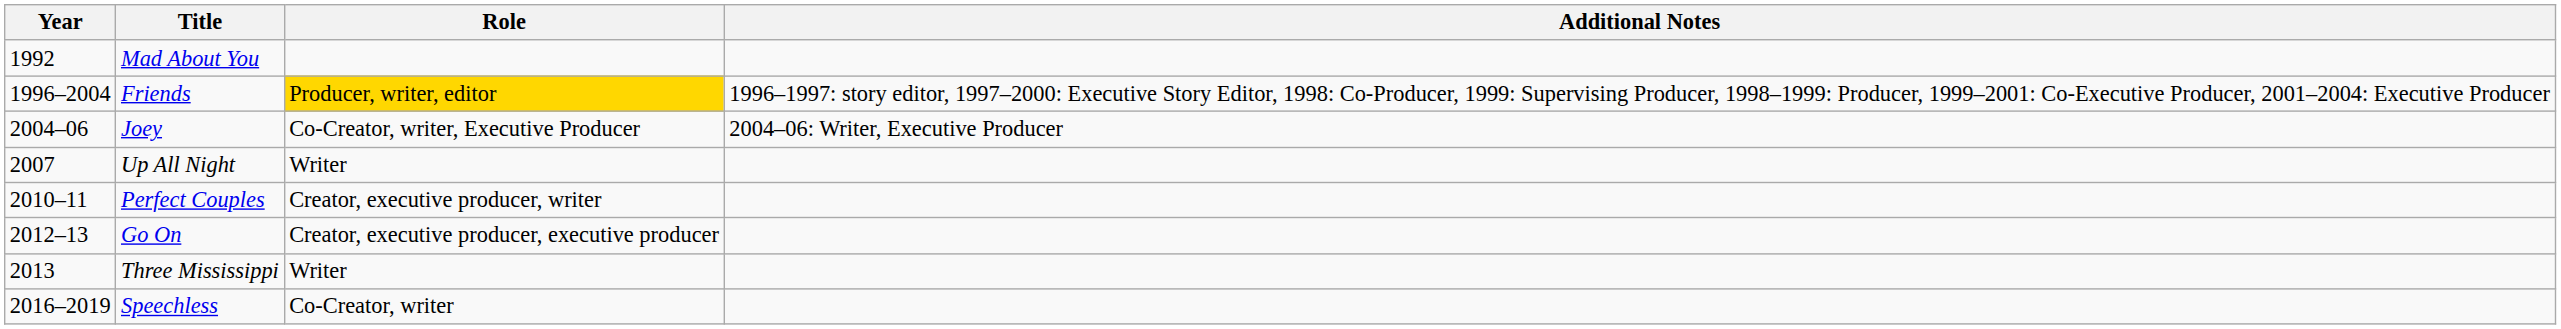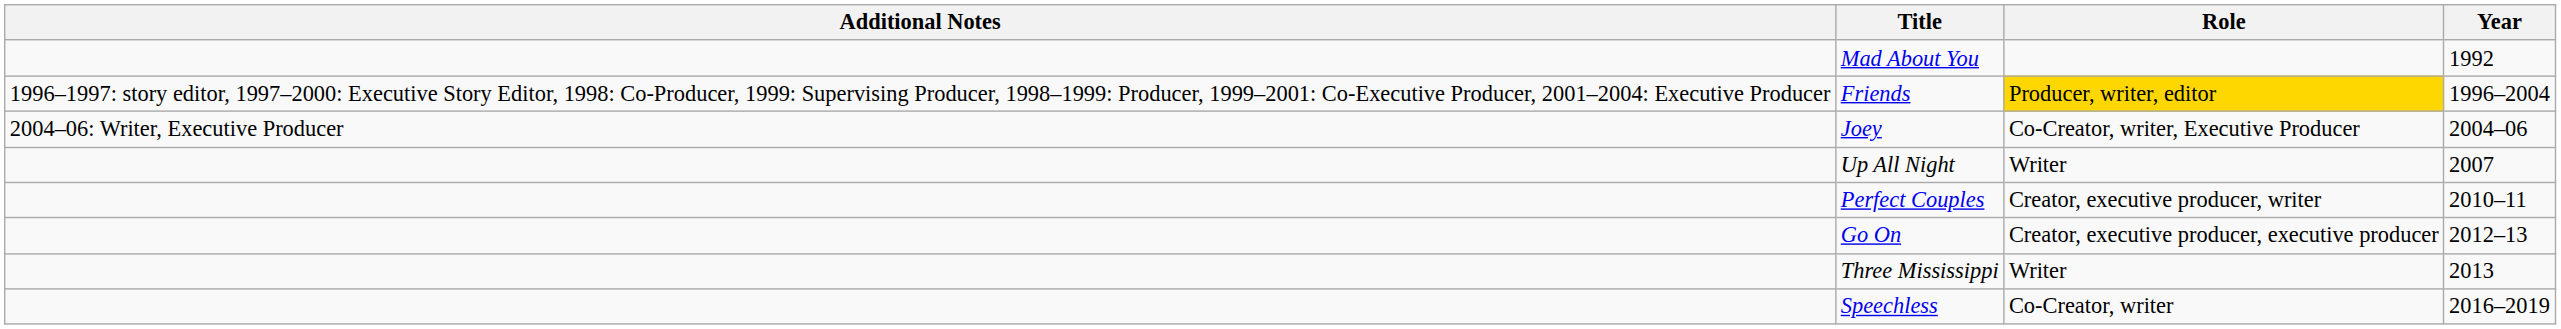columns swapped: (60, 22) <-> (1640, 22)
